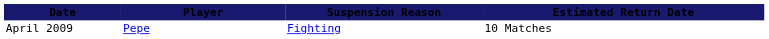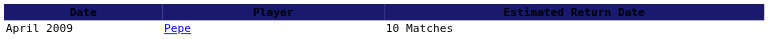- column: (384, 12)
